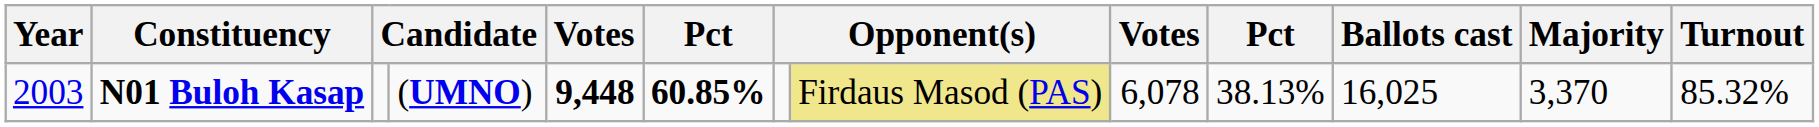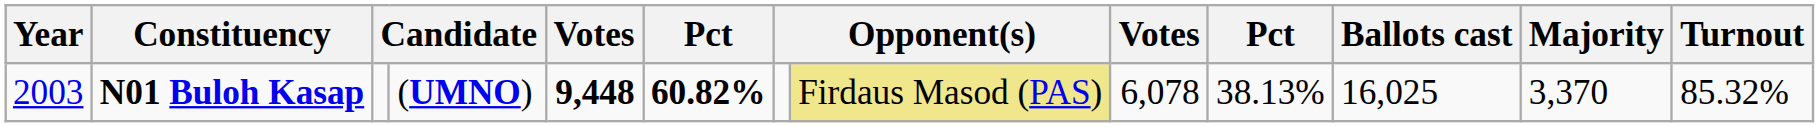(708, 91) 60.85% -> (708, 91) 60.82%
